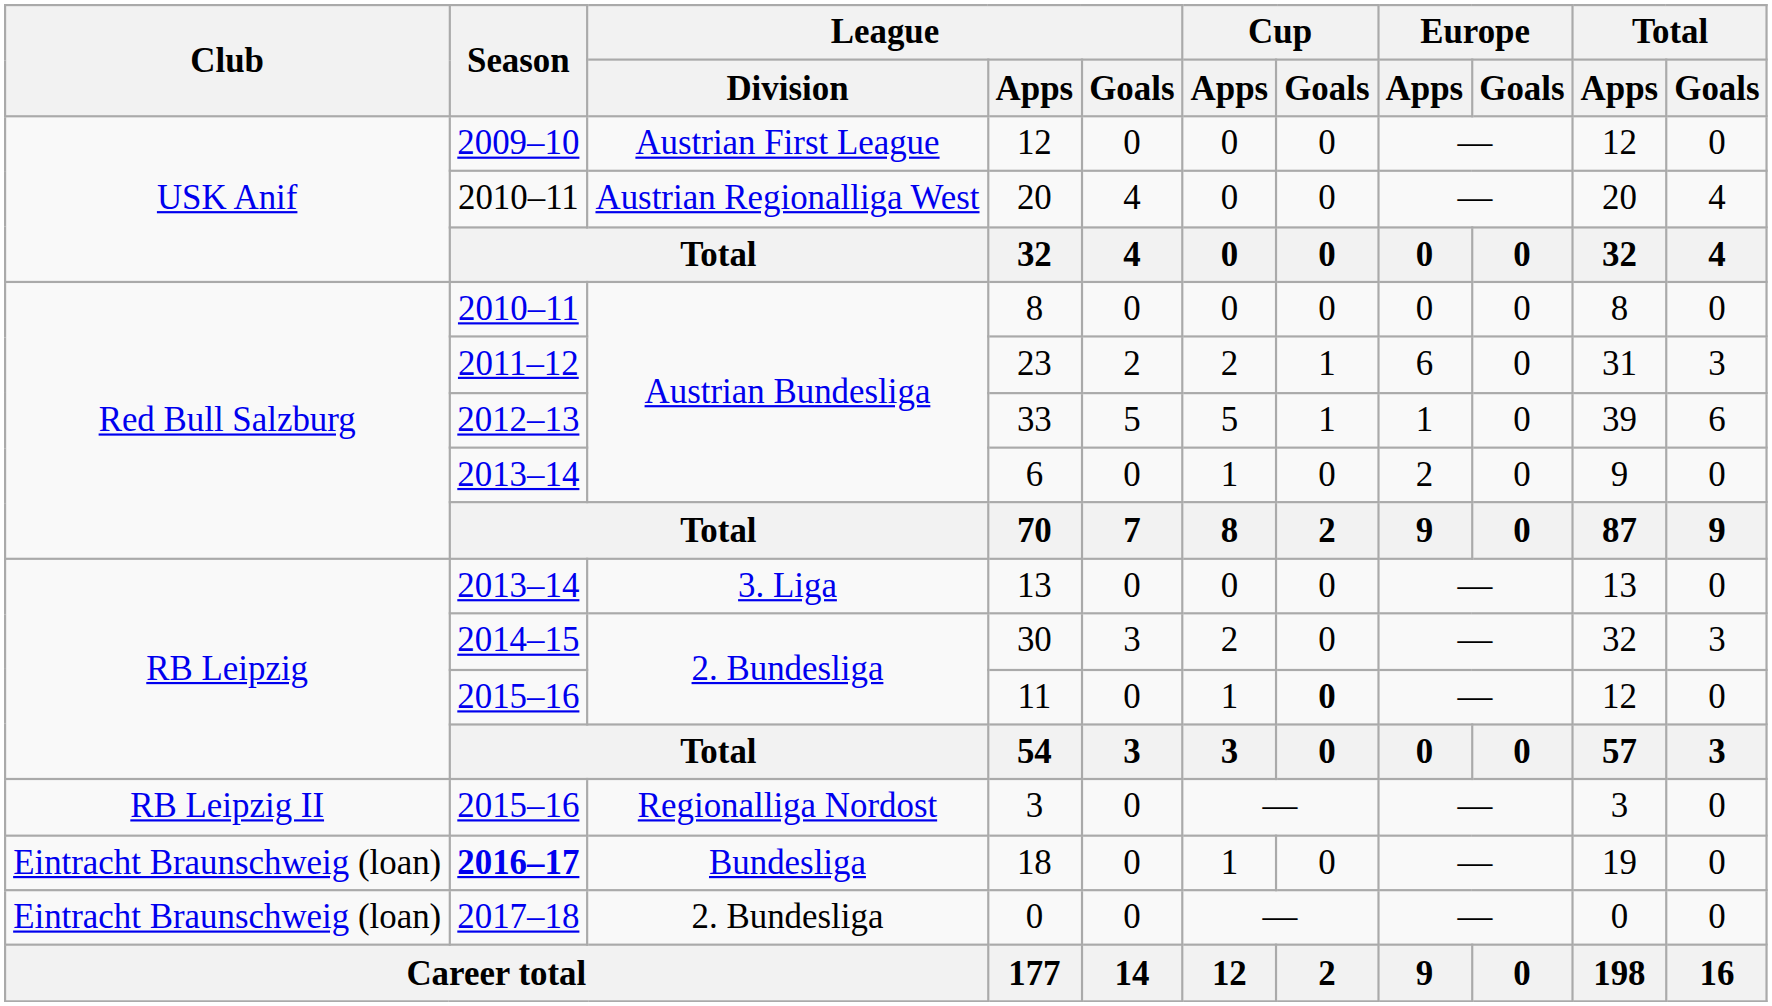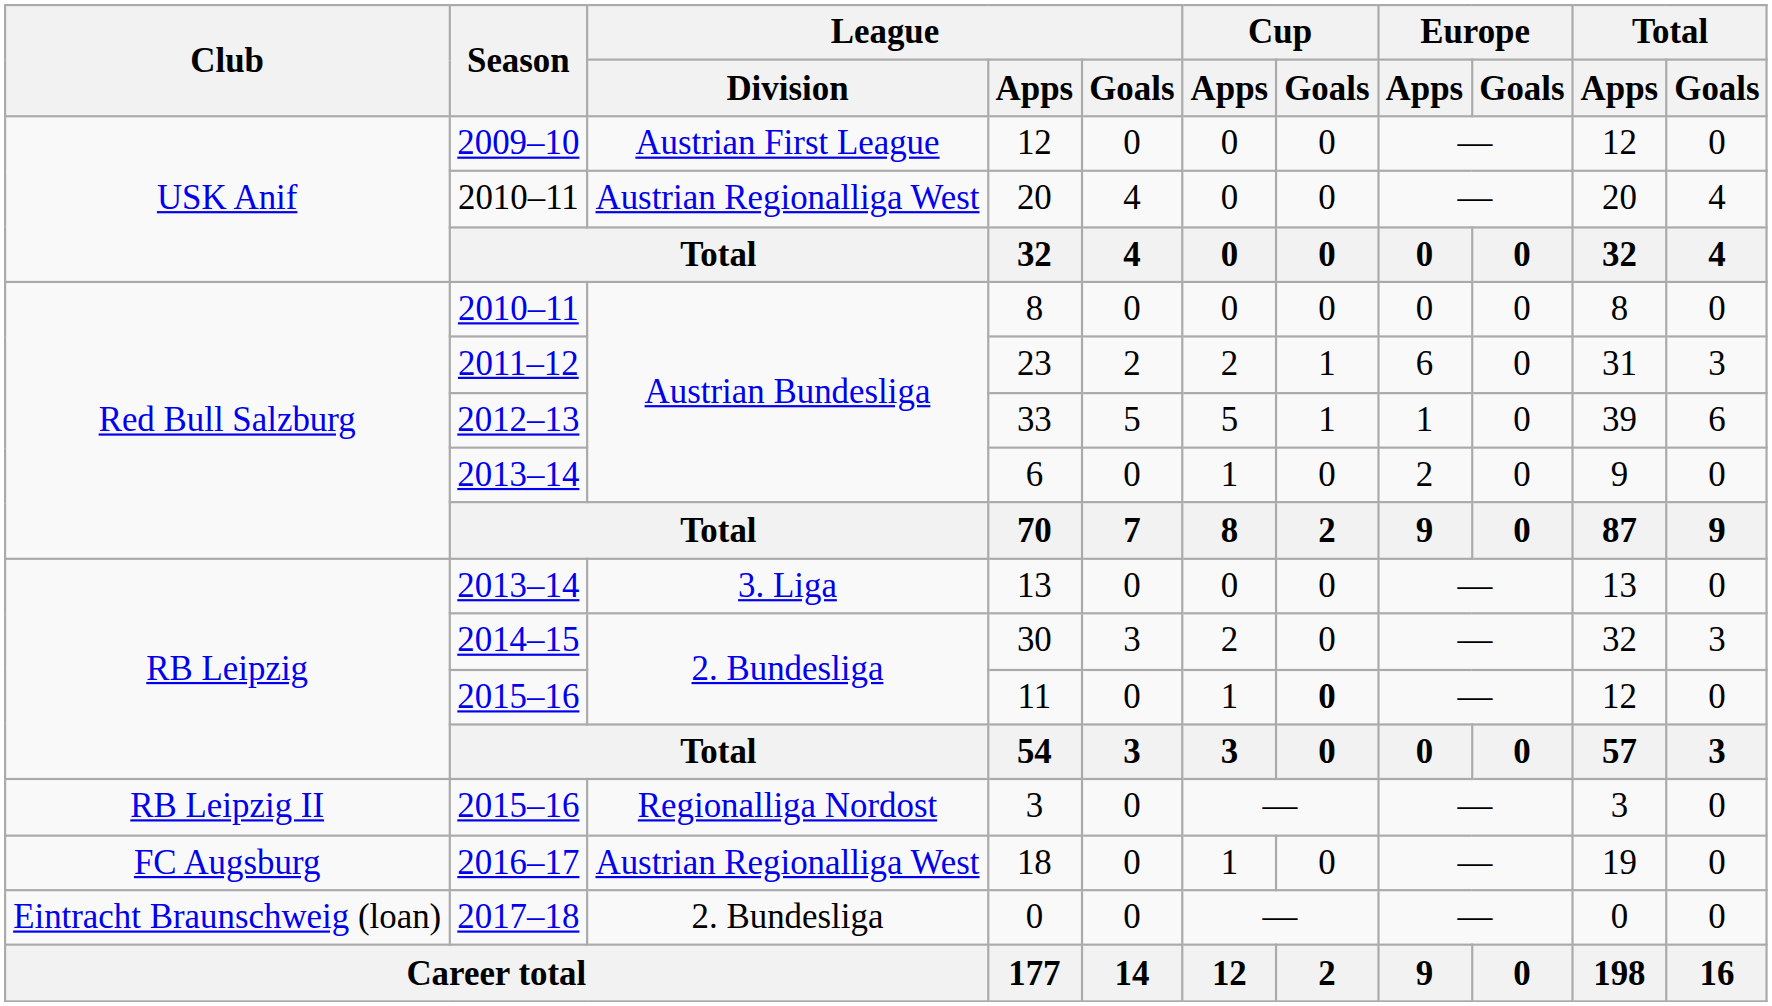(227, 861) Eintracht Braunschweig (loan) -> (227, 861) FC Augsburg
(518, 861) bold -> (518, 861) normal
(787, 861) Bundesliga -> (787, 861) Austrian Regionalliga West
